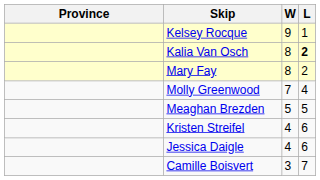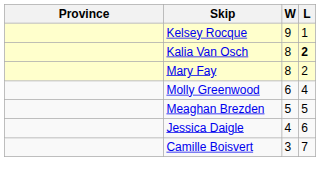(288, 90) 7 -> (288, 90) 6
- row: (205, 128)
